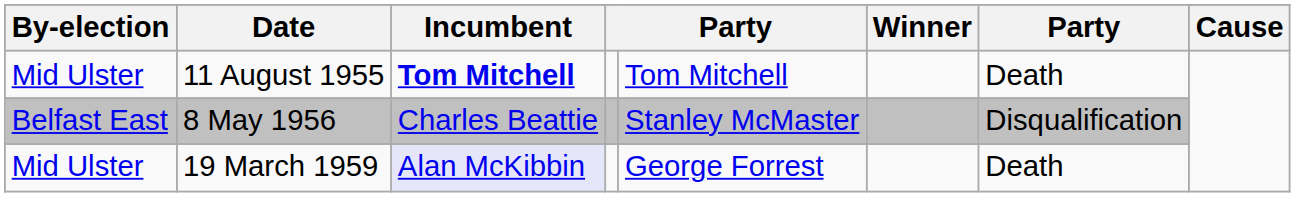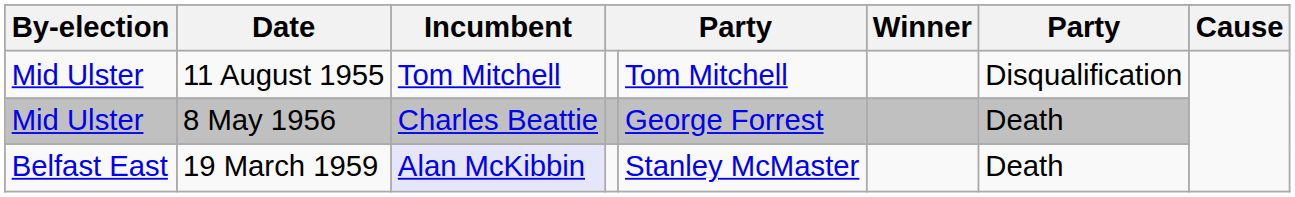(486, 74) bold -> (479, 74) normal
(1024, 74) Death -> (1084, 74) Disqualification
(90, 120) Belfast East -> (78, 120) Mid Ulster
(742, 120) Stanley McMaster -> (724, 120) George Forrest
(1084, 120) Disqualification -> (1024, 120) Death
(78, 167) Mid Ulster -> (90, 167) Belfast East
(724, 167) George Forrest -> (742, 167) Stanley McMaster
